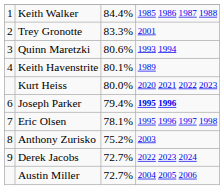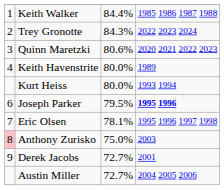(118, 31) 83.3% -> (118, 31) 84.3%
(147, 31) 2001 -> (167, 31) 2022 2023 2024
(157, 49) 1993 1994 -> (177, 49) 2020 2021 2022 2023
(118, 67) 80.1% -> (118, 67) 80.0%
(177, 85) 2020 2021 2022 2023 -> (157, 85) 1993 1994
(118, 103) 79.4% -> (118, 103) 79.5%
(10, 139) no background -> (10, 139) pink background
(118, 139) 75.2% -> (118, 139) 75.0%
(167, 157) 2022 2023 2024 -> (147, 157) 2001
